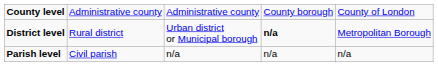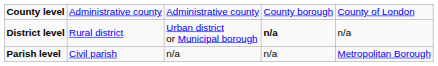(384, 33) Metropolitan Borough -> (344, 33) n/a
(344, 54) n/a -> (384, 54) Metropolitan Borough
